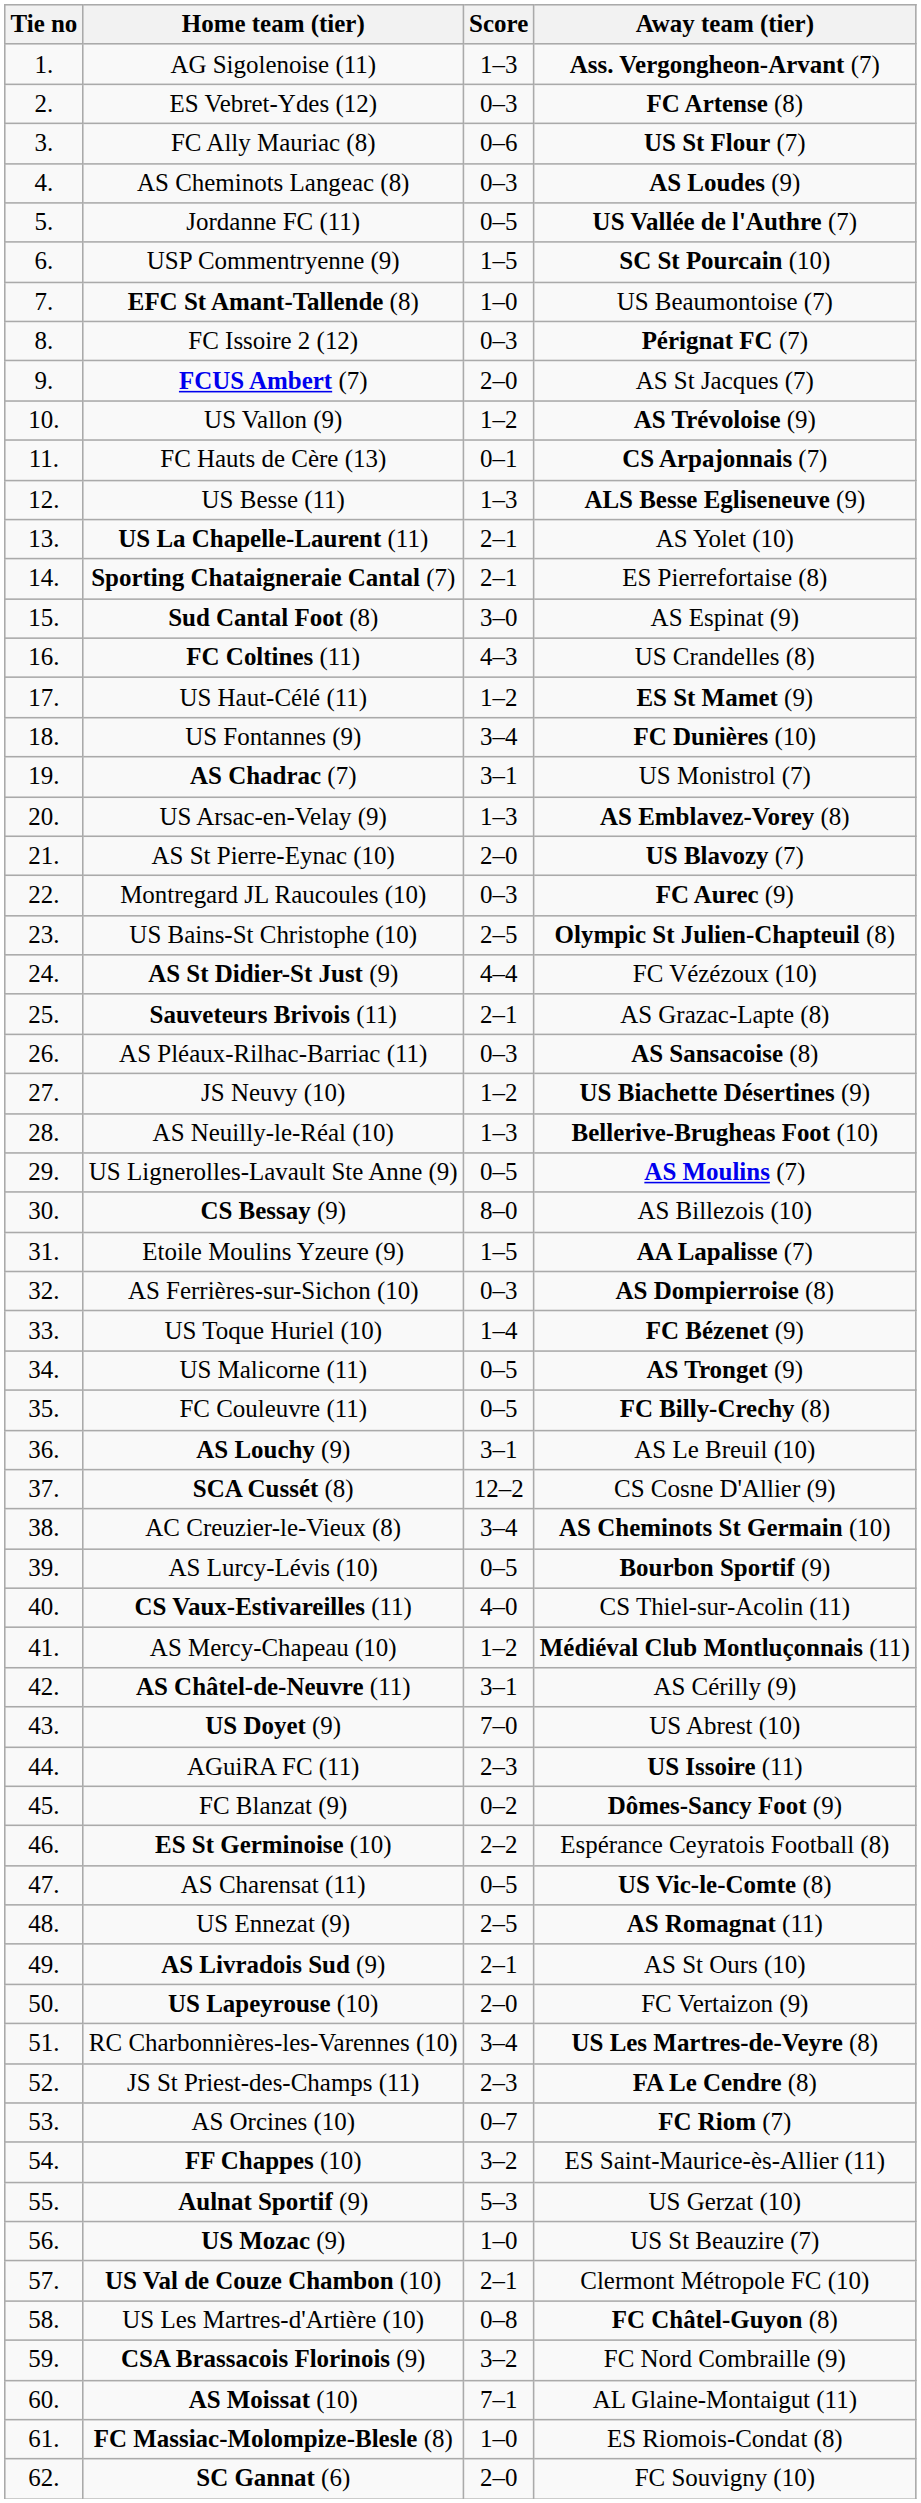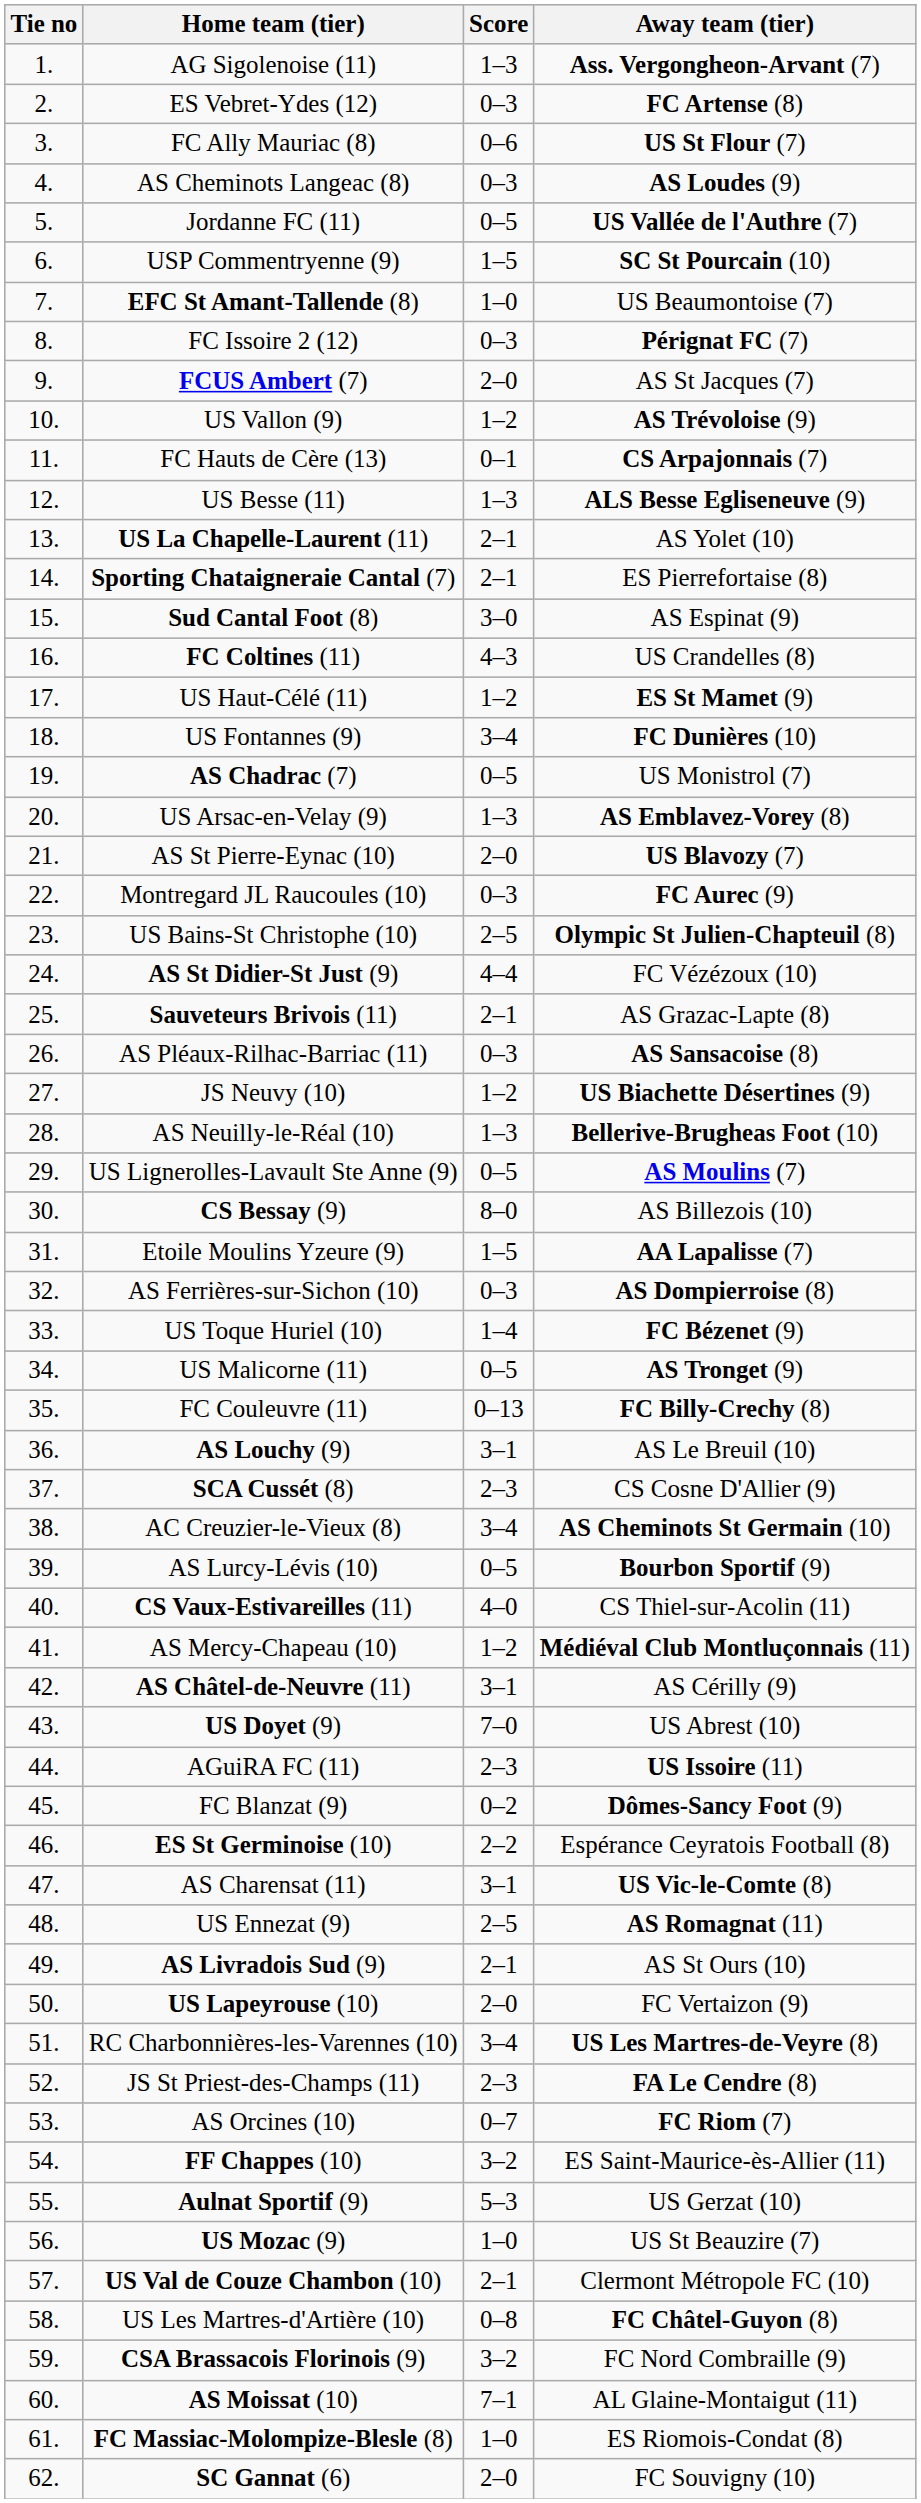(499, 776) 3–1 -> (499, 776) 0–5
(499, 1409) 0–5 -> (499, 1409) 0–13
(499, 1488) 12–2 -> (499, 1488) 2–3
(499, 1884) 0–5 -> (499, 1884) 3–1
